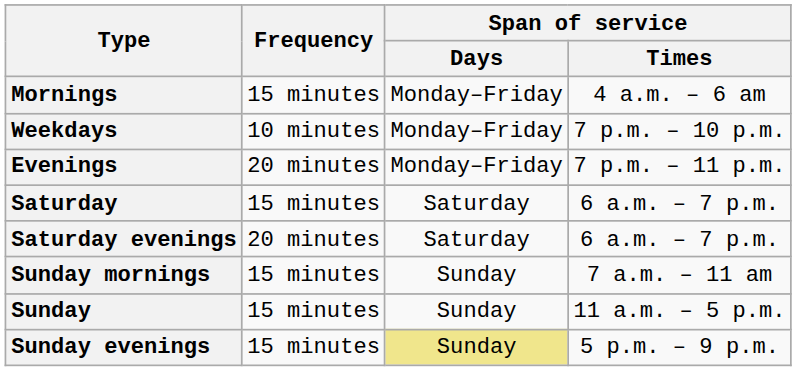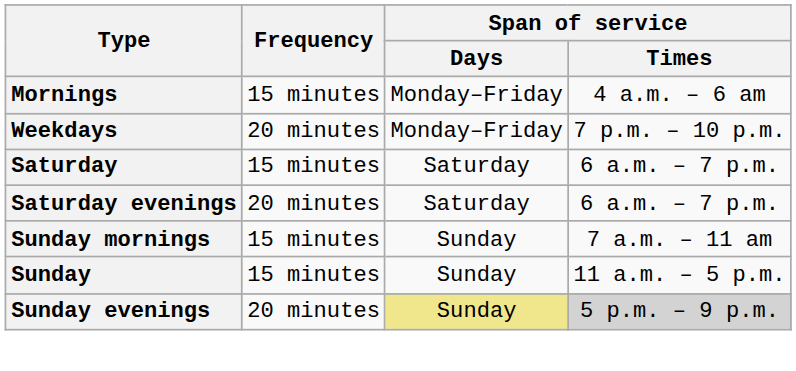(314, 131) 10 minutes -> (314, 131) 20 minutes
- row: (64, 167)
(314, 347) 15 minutes -> (314, 311) 20 minutes
(679, 347) no background -> (679, 311) lightgrey background
